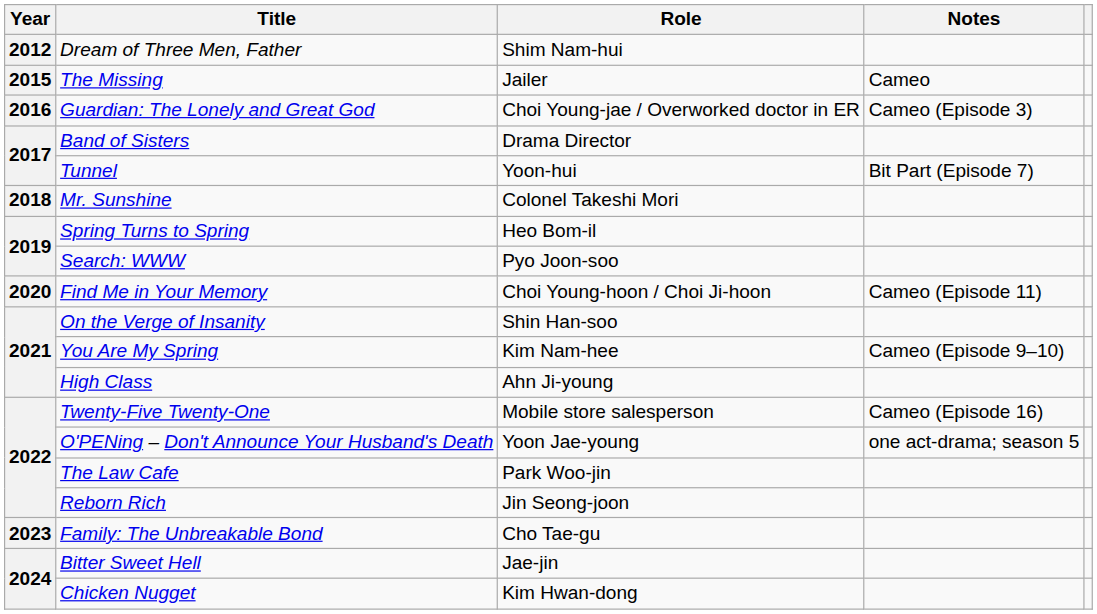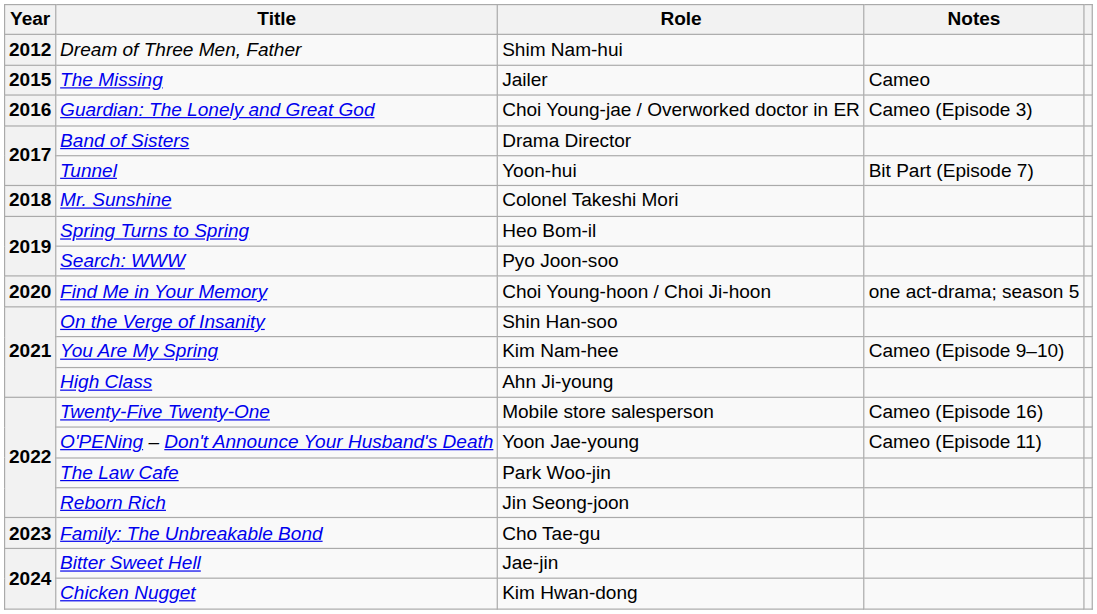(955, 291) Cameo (Episode 11) -> (974, 291) one act-drama; season 5
(974, 442) one act-drama; season 5 -> (955, 442) Cameo (Episode 11)
